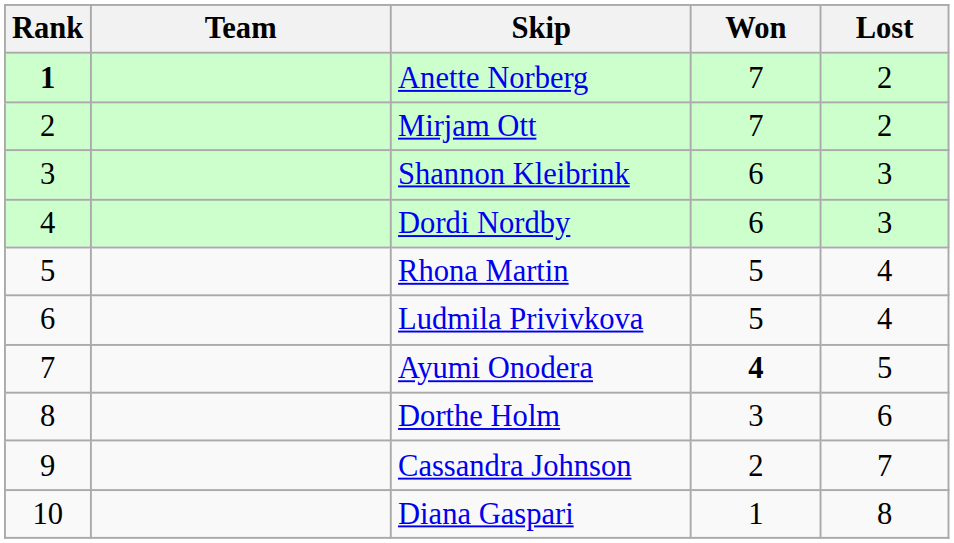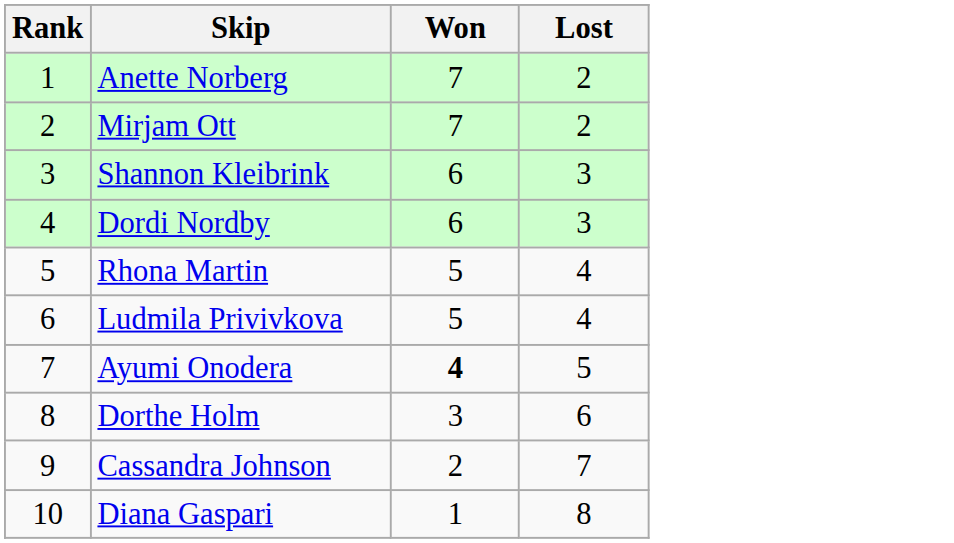- column: (241, 28)
(48, 77) bold -> (48, 77) normal
